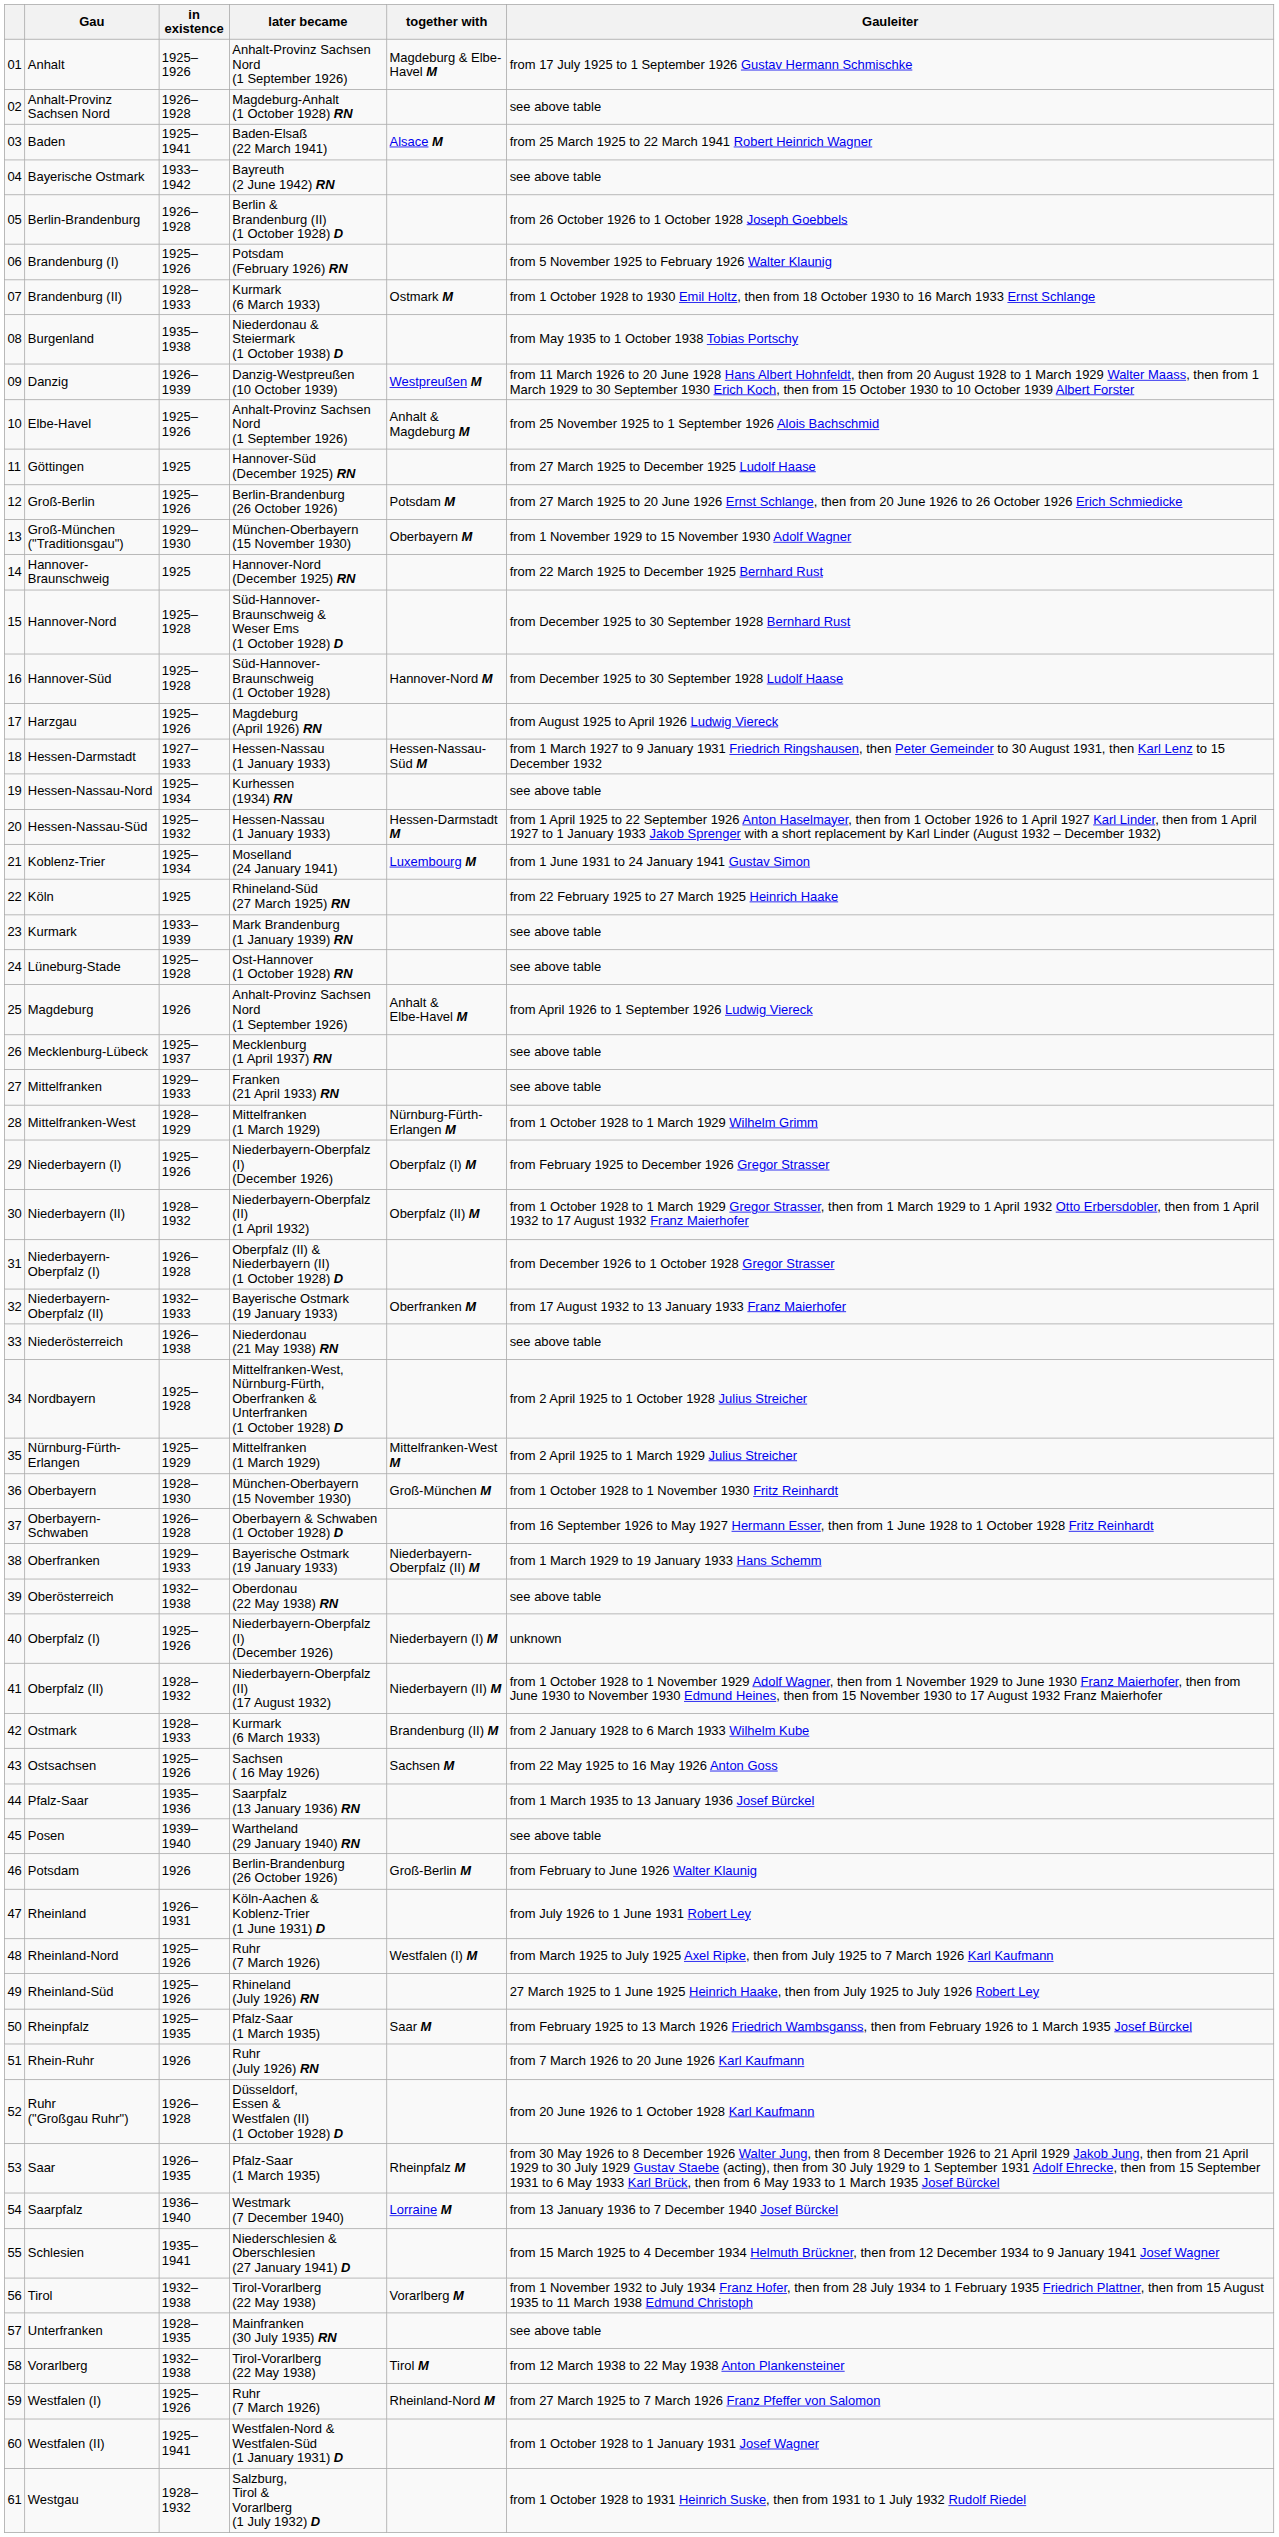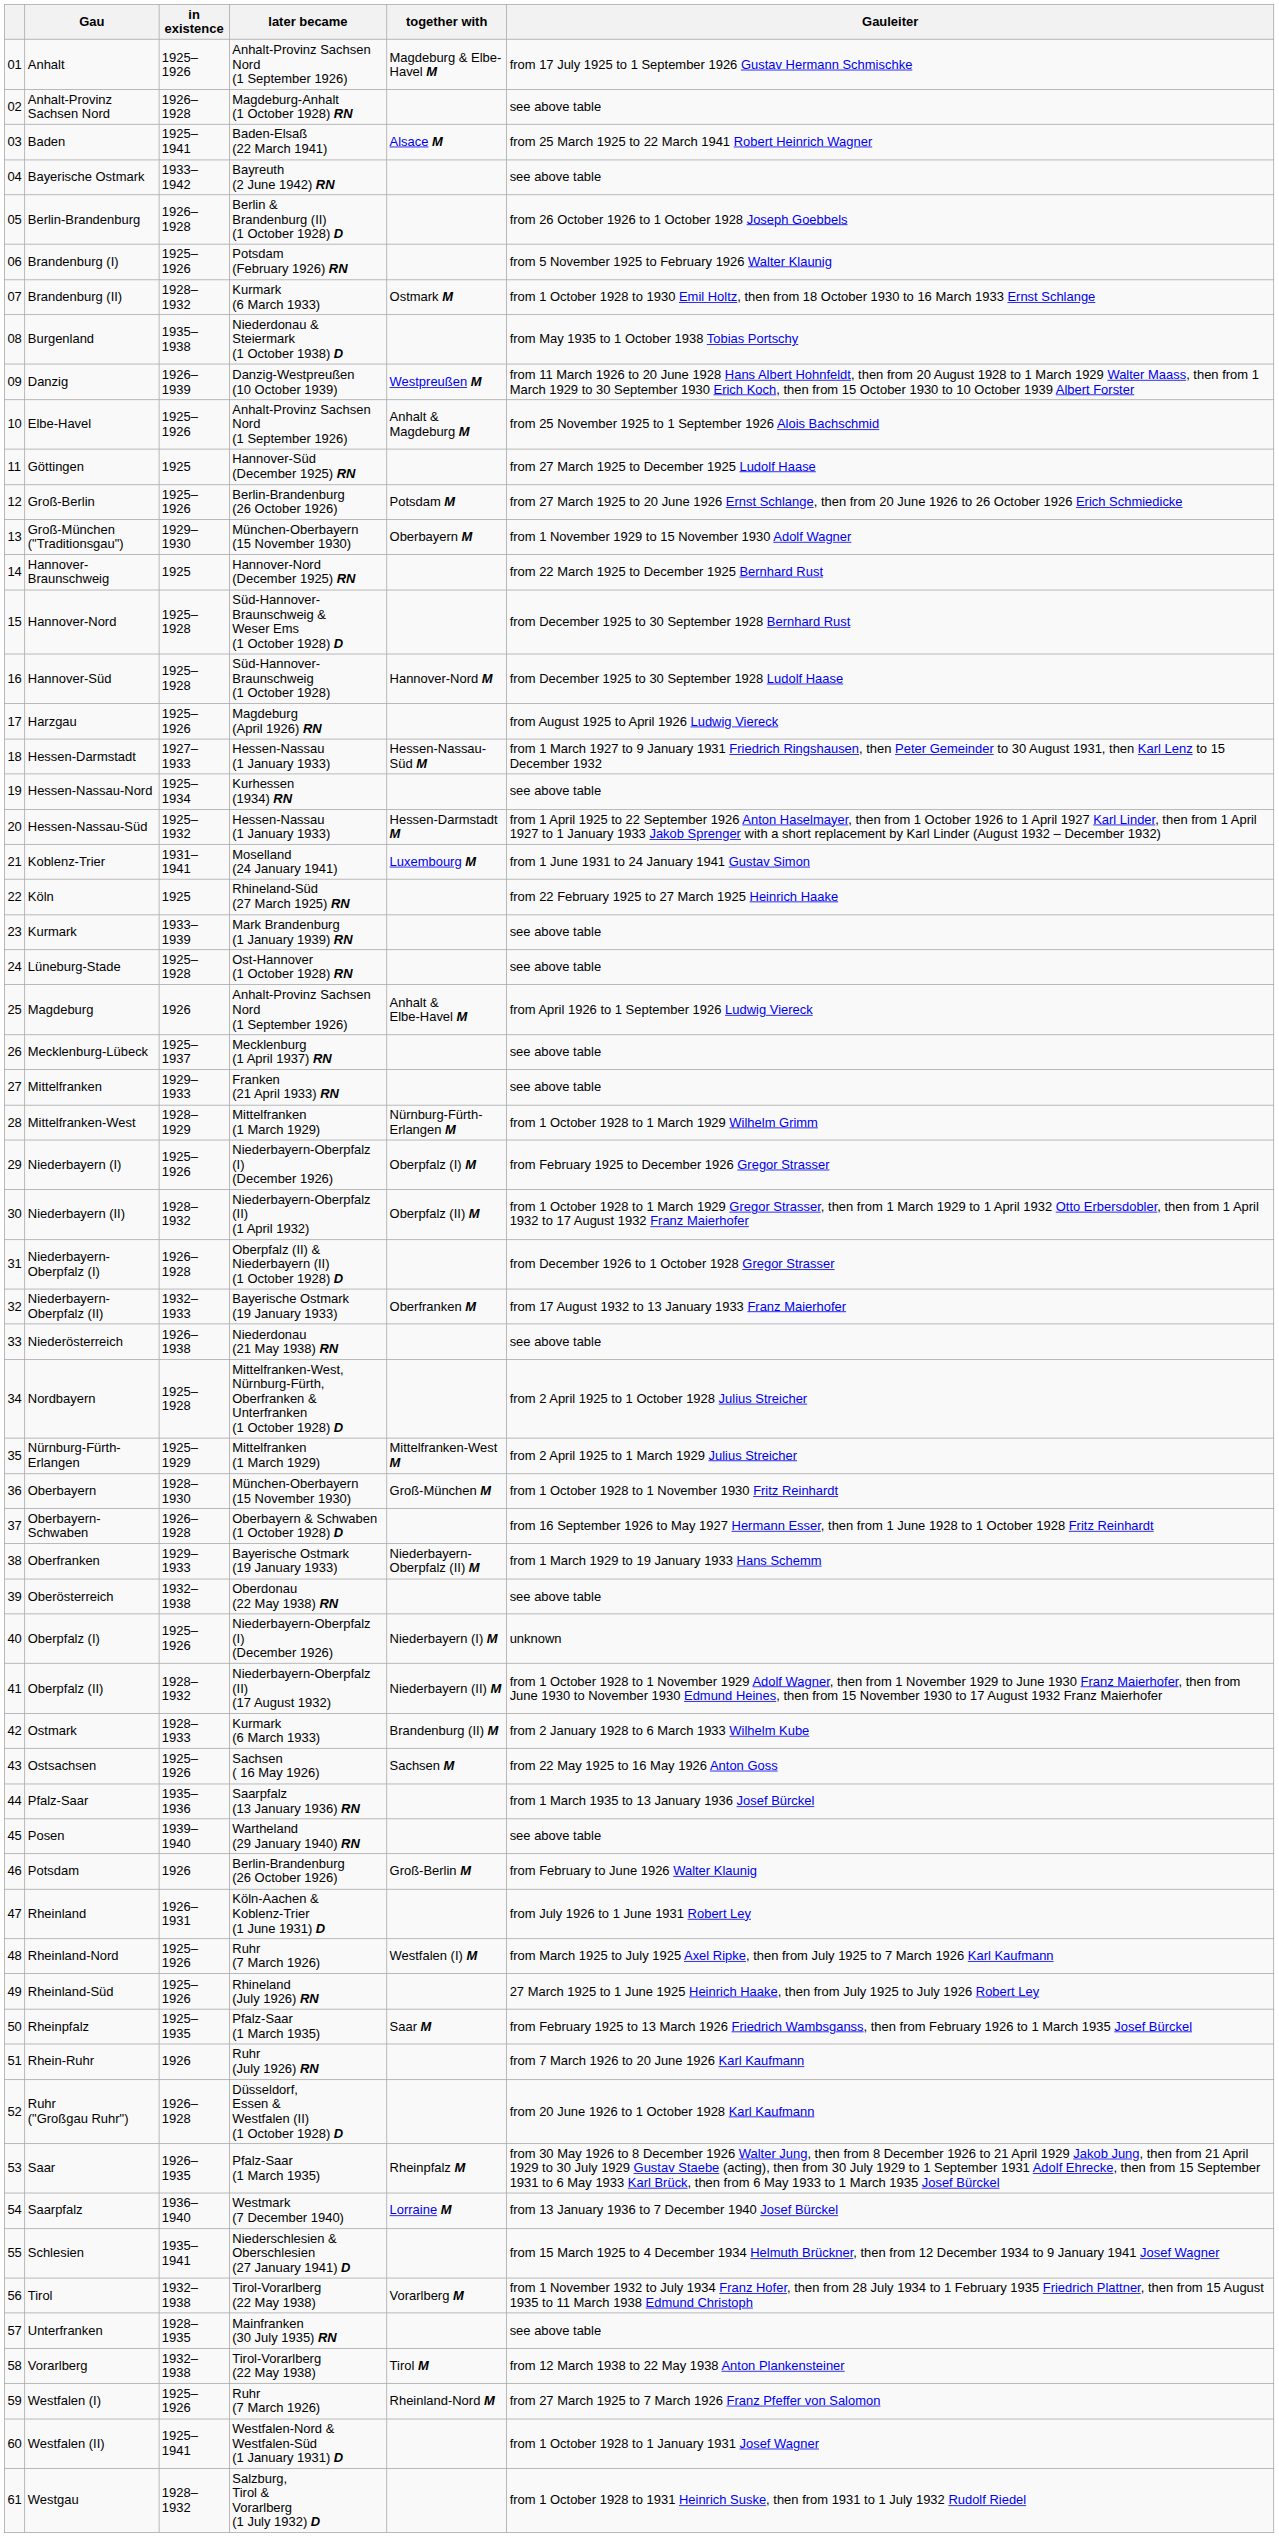(180, 297) 1928–1933 -> (180, 297) 1928–1932
(180, 861) 1925–1934 -> (180, 861) 1931–1941
